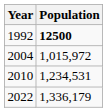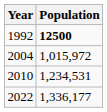(65, 96) 1,336,179 -> (65, 96) 1,336,177
